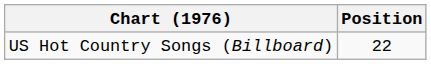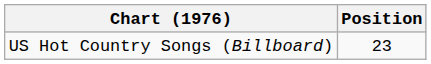(382, 46) 22 -> (382, 46) 23
